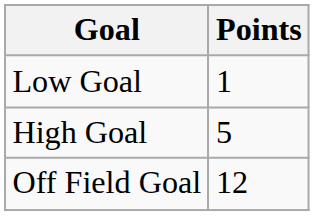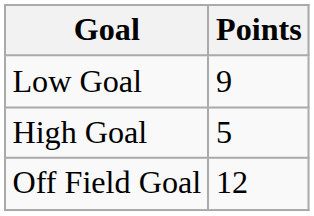(224, 81) 1 -> (224, 81) 9
